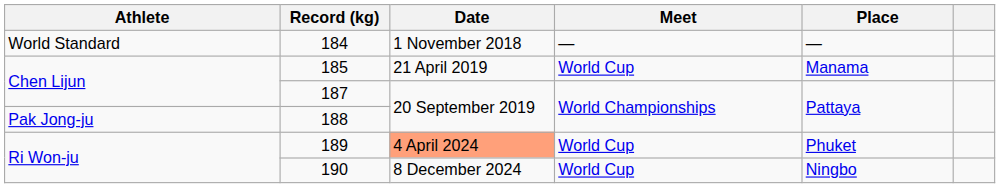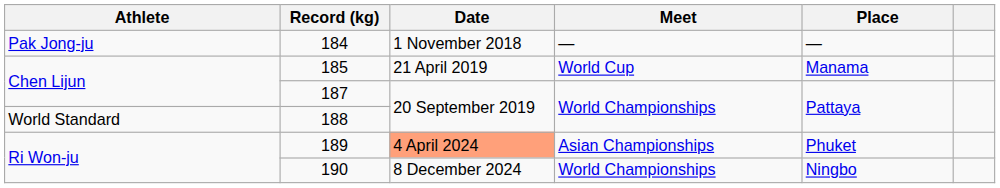(64, 43) World Standard -> (51, 43) Pak Jong-ju
(51, 120) Pak Jong-ju -> (64, 120) World Standard
(596, 145) World Cup -> (636, 145) Asian Championships
(596, 171) World Cup -> (637, 171) World Championships
